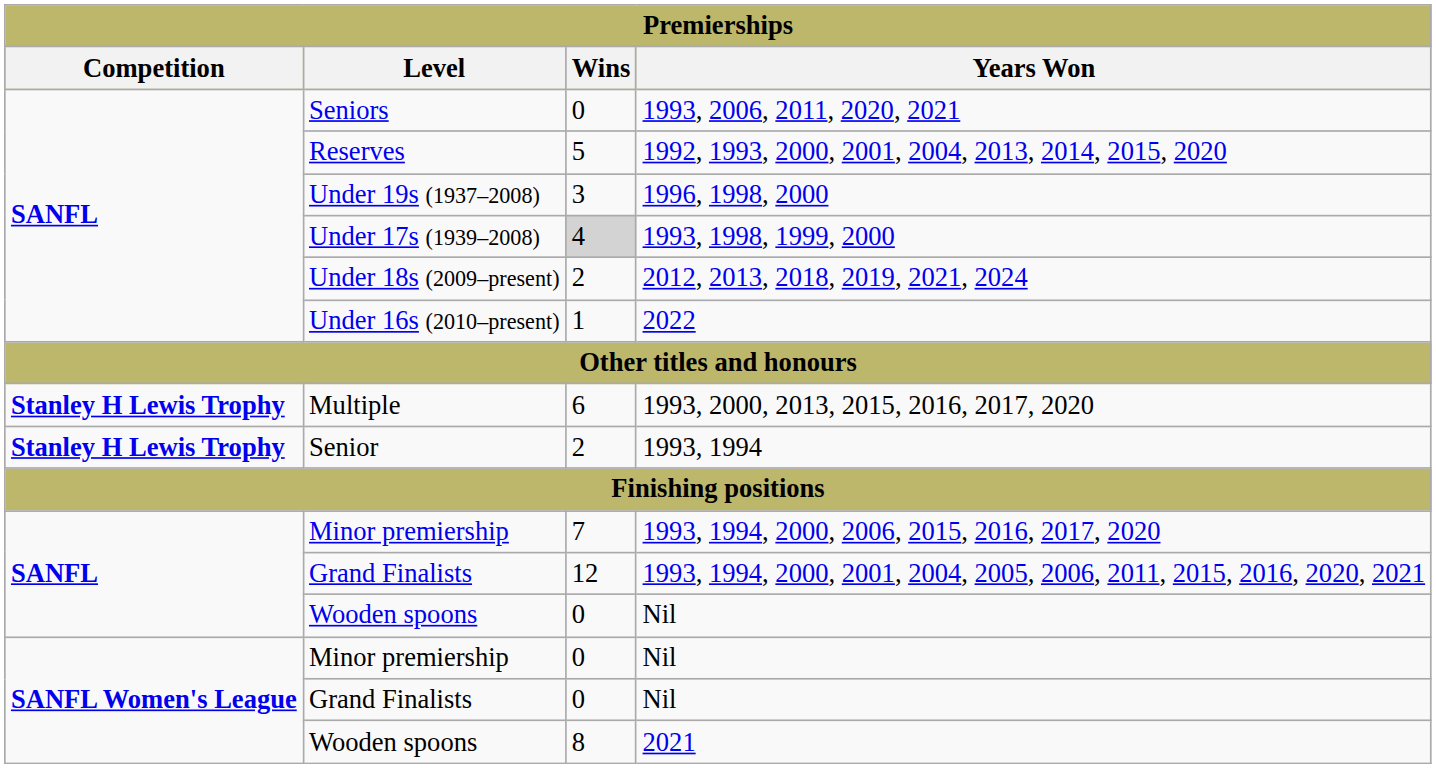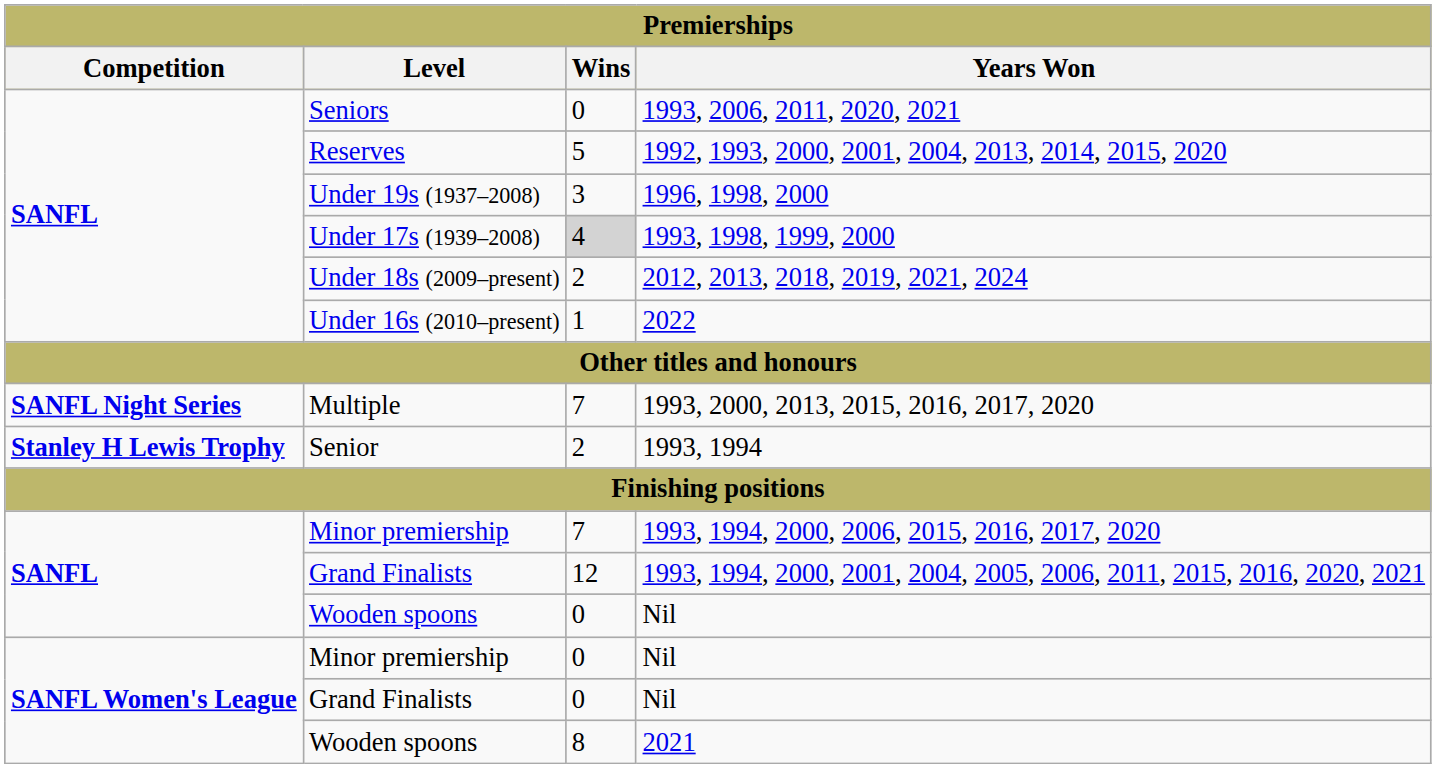(148, 404) Stanley H Lewis Trophy -> (126, 404) SANFL Night Series
(578, 404) 6 -> (578, 404) 7
